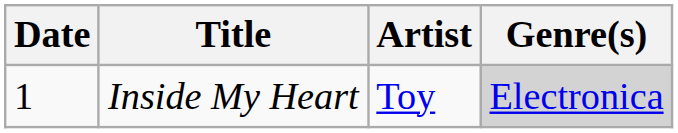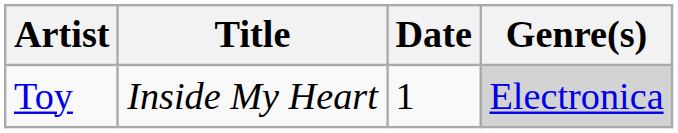columns swapped: (52, 34) <-> (424, 34)
